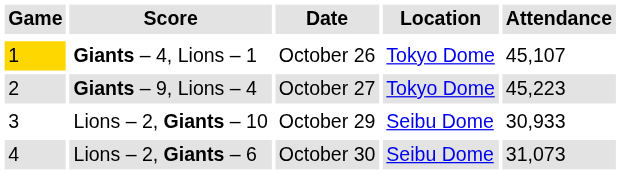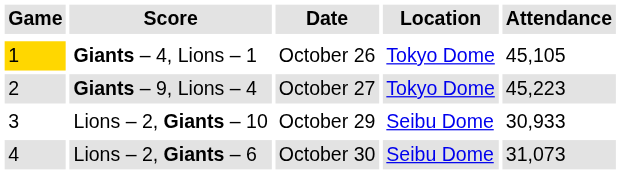(536, 55) 45,107 -> (536, 55) 45,105
